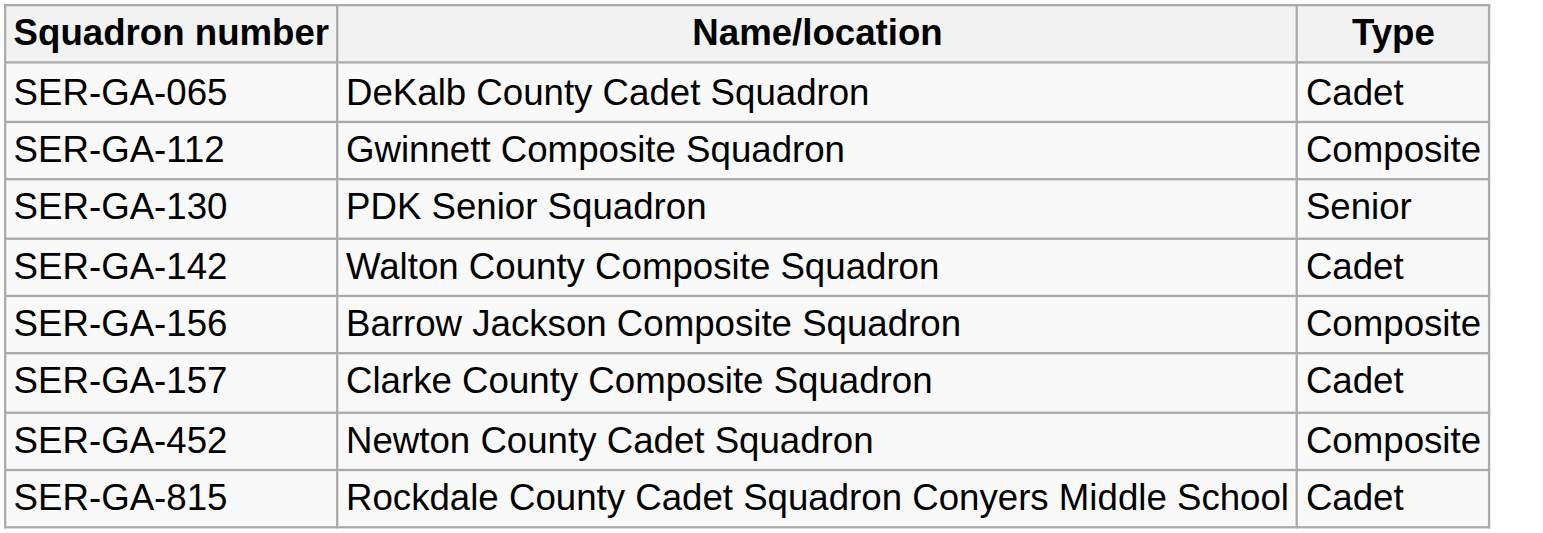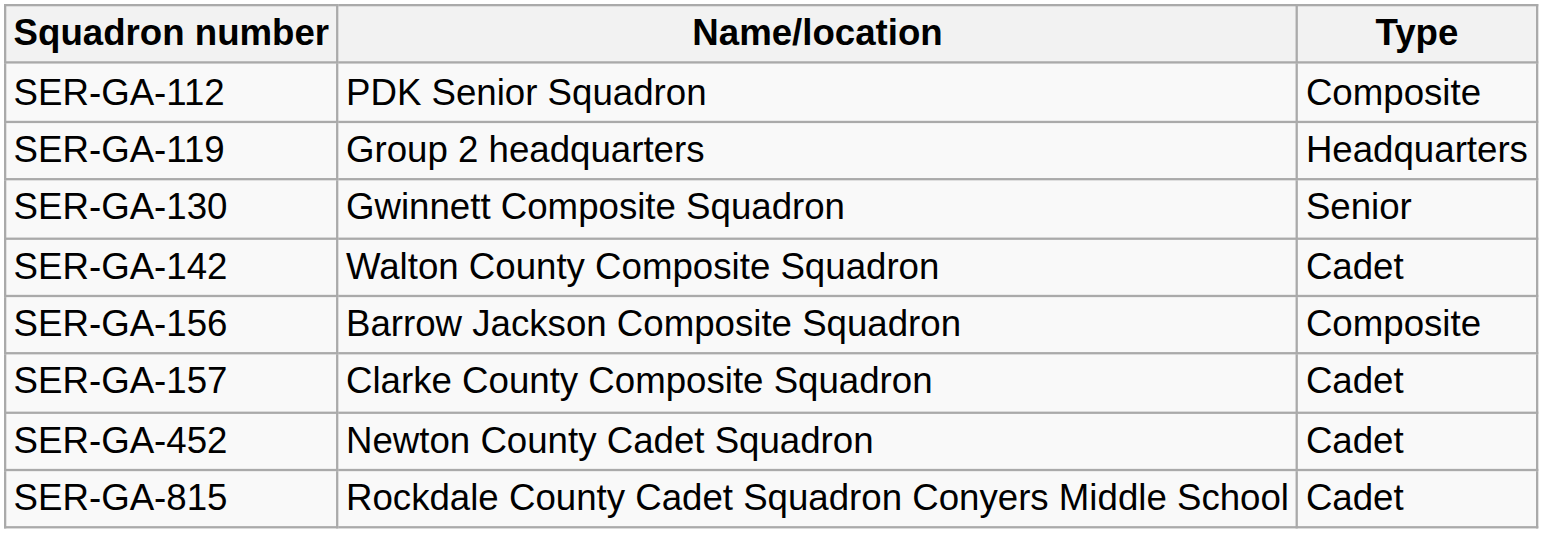- row: (121, 91)
(595, 149) Gwinnett Composite Squadron -> (526, 91) PDK Senior Squadron
+ row: (119, 149)
(526, 207) PDK Senior Squadron -> (595, 207) Gwinnett Composite Squadron
(1393, 440) Composite -> (1355, 440) Cadet
